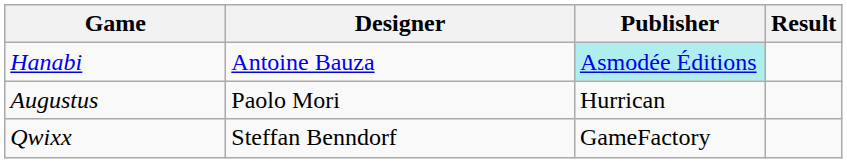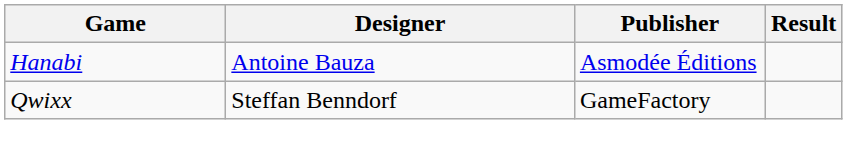(668, 61) paleturquoise background -> (668, 61) no background
- row: (54, 99)
